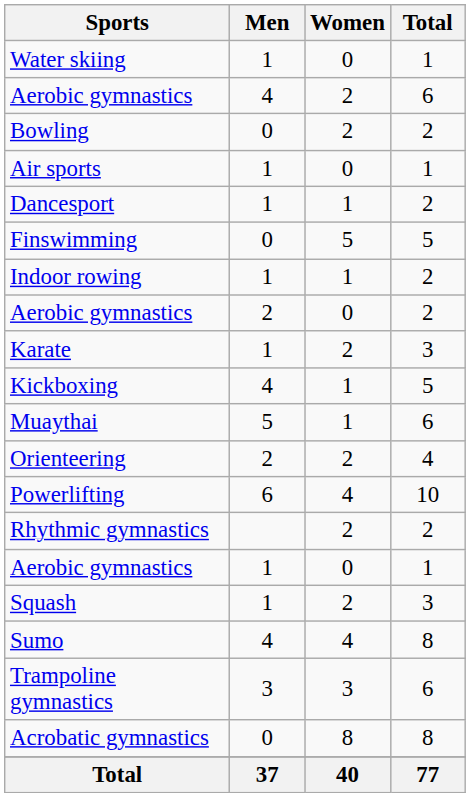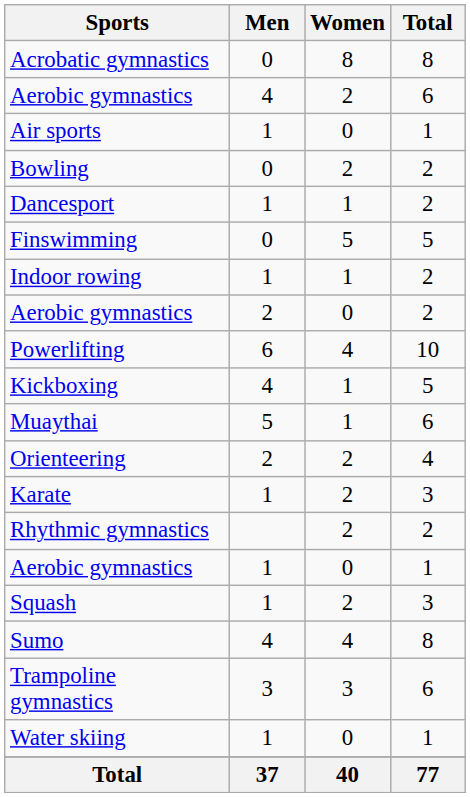rows swapped: (109, 737) <-> (68, 58)
rows swapped: (55, 167) <-> (49, 131)
rows swapped: (40, 349) <-> (67, 494)
